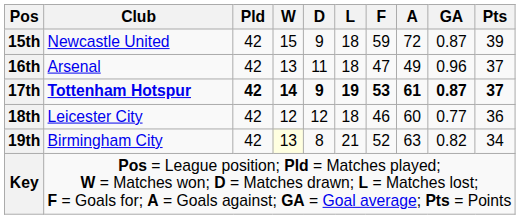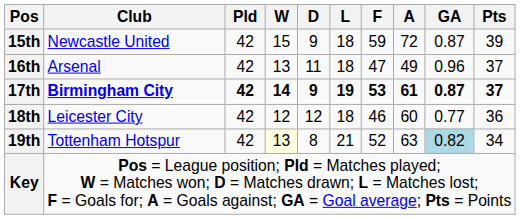(119, 91) Tottenham Hotspur -> (110, 91) Birmingham City
(105, 141) Birmingham City -> (114, 141) Tottenham Hotspur
(451, 141) no background -> (449, 141) lightblue background
